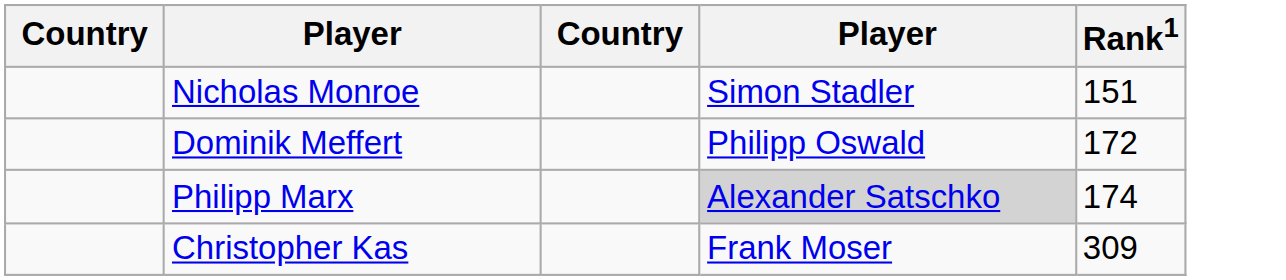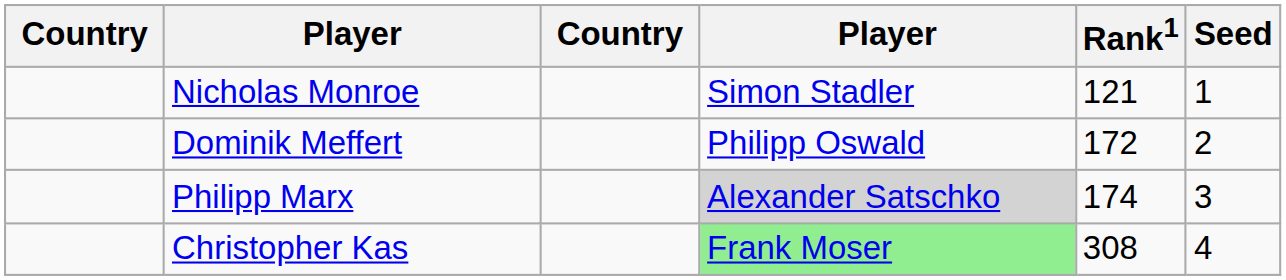+ column: (1233, 35)
(1110, 91) 151 -> (1110, 91) 121
(800, 248) no background -> (800, 248) lightgreen background
(1110, 248) 309 -> (1110, 248) 308
